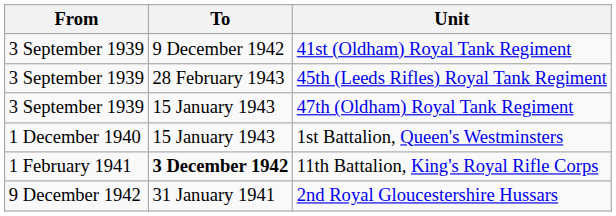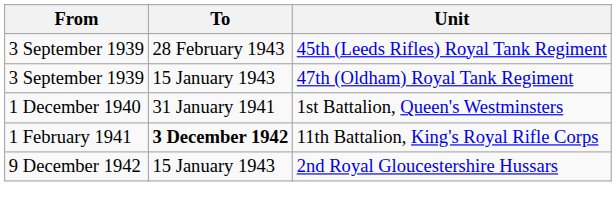- row: (434, 48)
(214, 136) 15 January 1943 -> (214, 107) 31 January 1941
(214, 195) 31 January 1941 -> (214, 166) 15 January 1943
